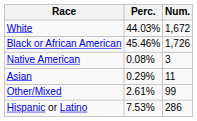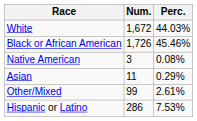columns swapped: (178, 12) <-> (143, 12)
